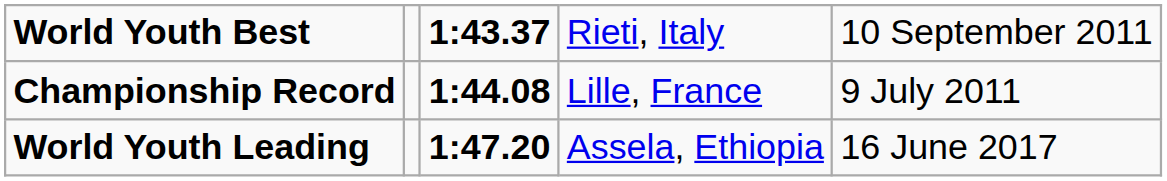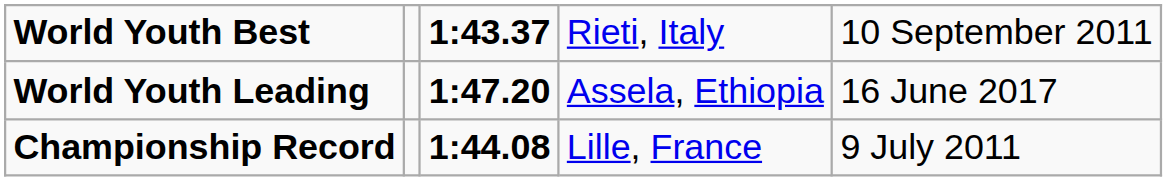rows swapped: (205, 89) <-> (192, 146)
